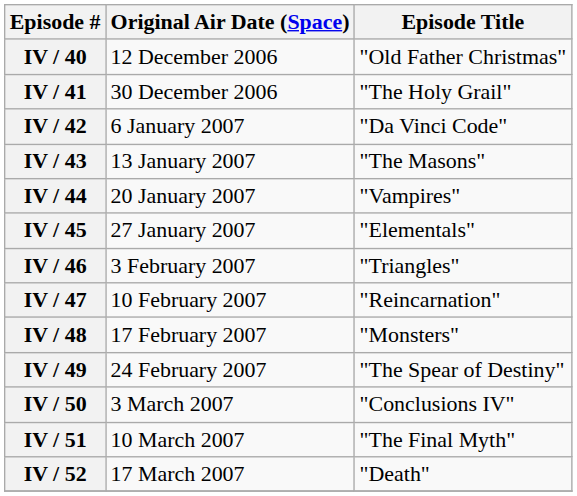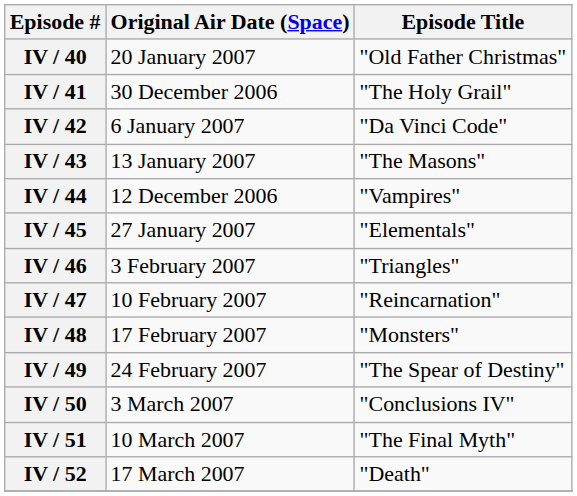(194, 56) 12 December 2006 -> (183, 56) 20 January 2007
(183, 195) 20 January 2007 -> (194, 195) 12 December 2006
